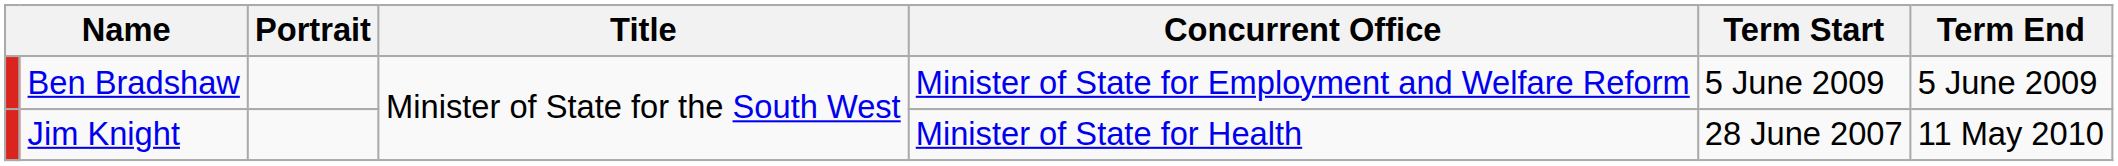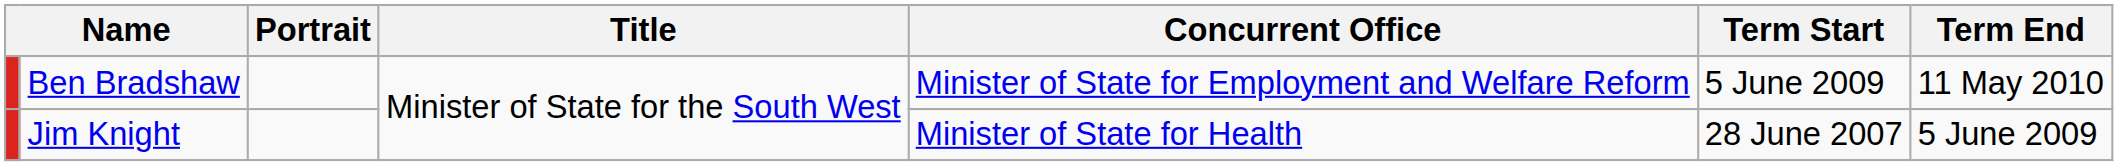(2008, 82) 5 June 2009 -> (2011, 82) 11 May 2010
(2011, 133) 11 May 2010 -> (2008, 133) 5 June 2009
